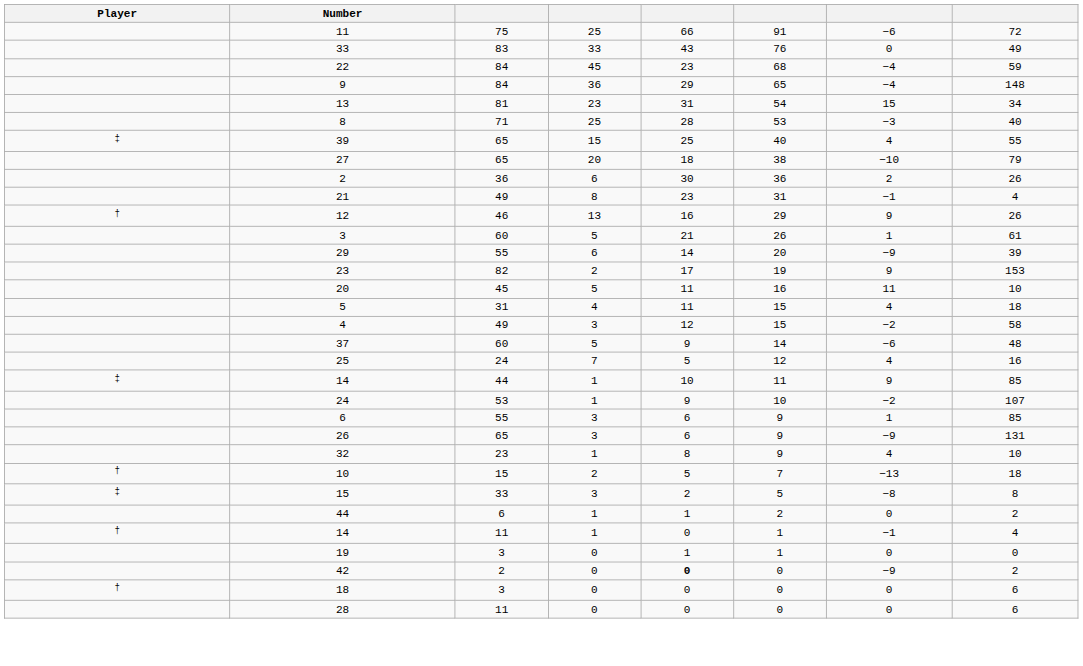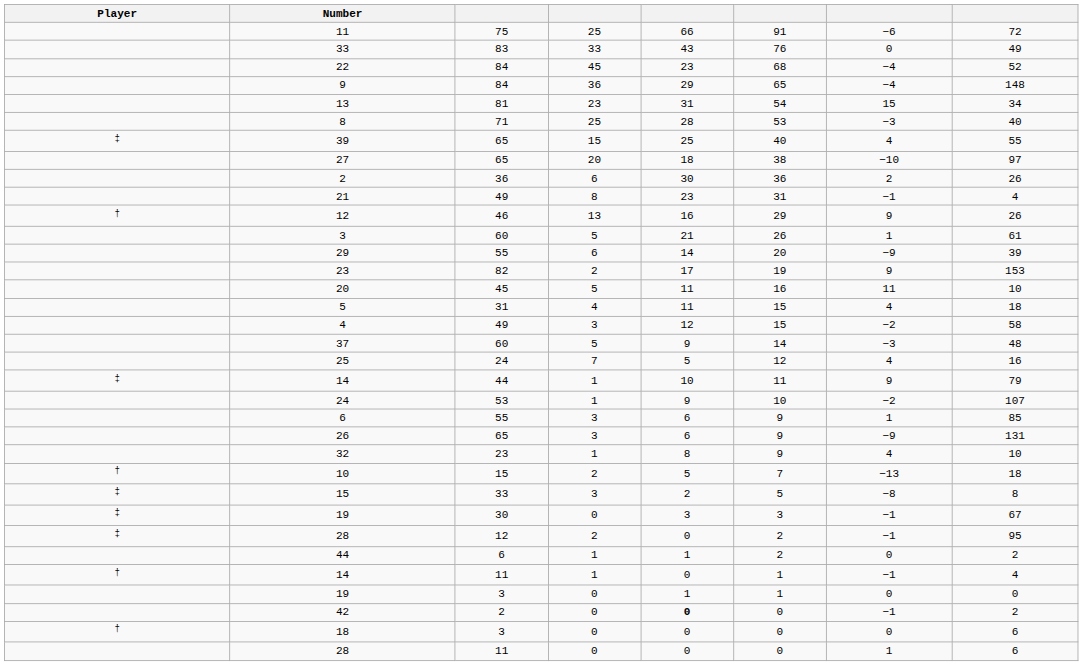(1015, 67) 59 -> (1015, 67) 52
(1015, 160) 79 -> (1015, 160) 97
(889, 343) −6 -> (889, 343) −3
(1015, 381) 85 -> (1015, 381) 79
+ row: (343, 515)
+ row: (343, 536)
(889, 571) −9 -> (889, 612) −1
(889, 610) 0 -> (889, 651) 1
